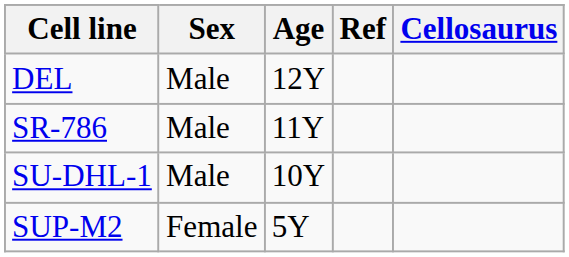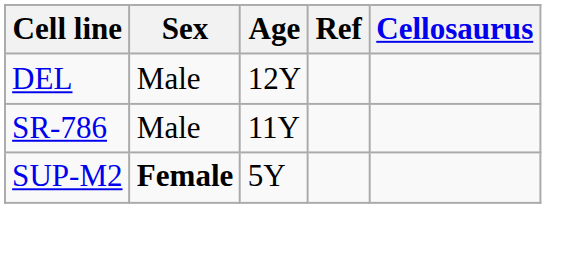- row: (82, 176)
(212, 226) normal -> (185, 176) bold
